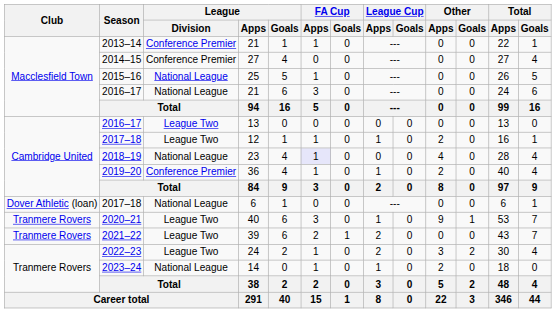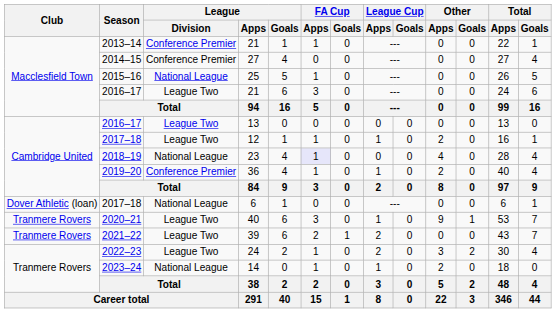(191, 92) National League -> (191, 92) League Two
